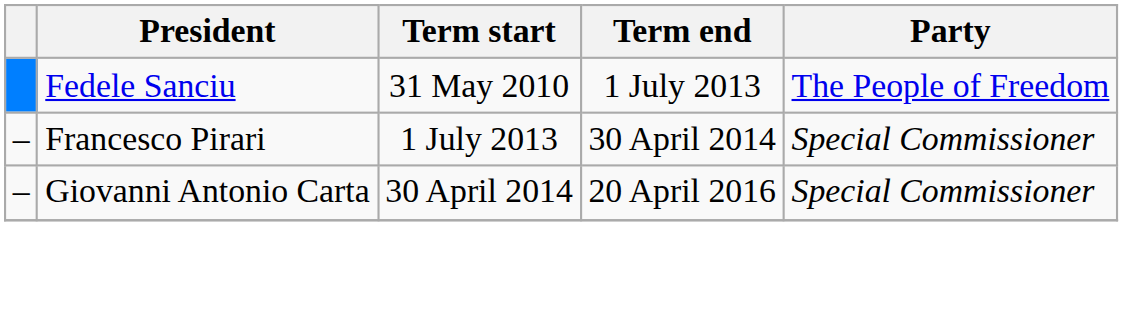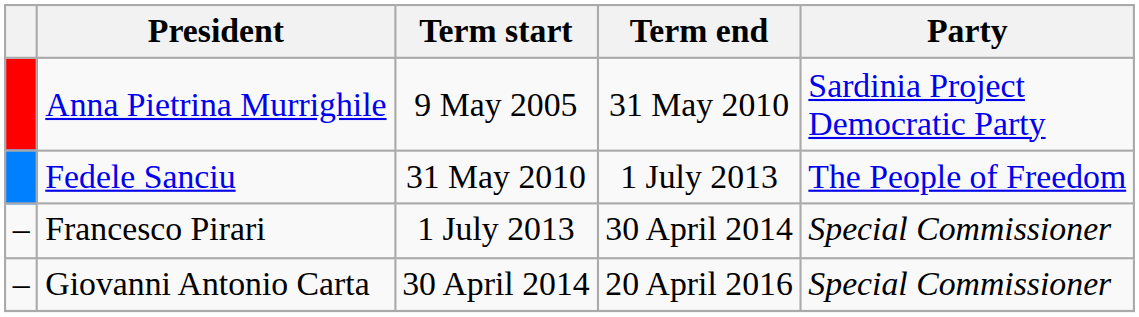+ row: (216, 103)
